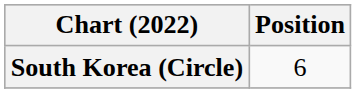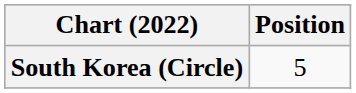(300, 66) 6 -> (300, 66) 5
